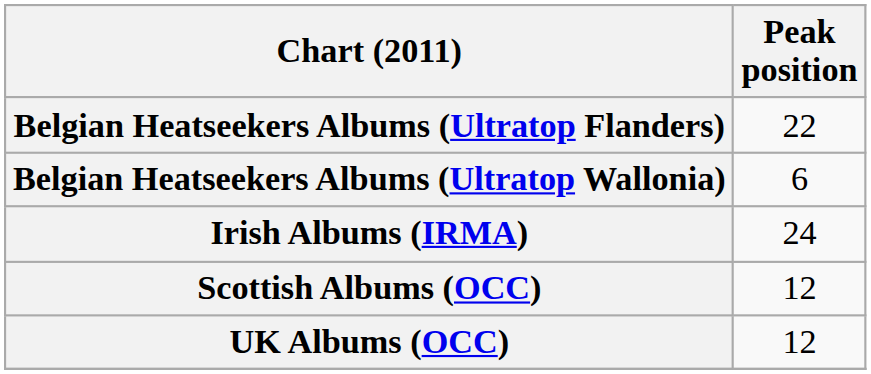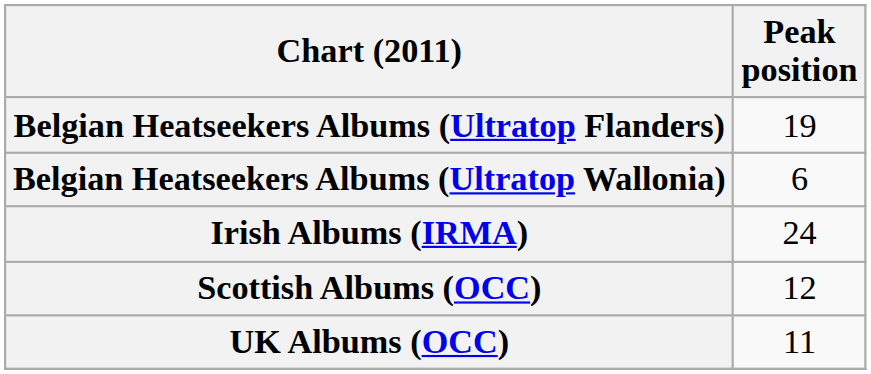(800, 124) 22 -> (800, 124) 19
(800, 341) 12 -> (800, 341) 11
